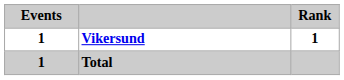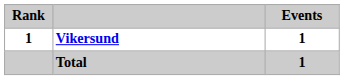columns swapped: (315, 15) <-> (41, 15)
